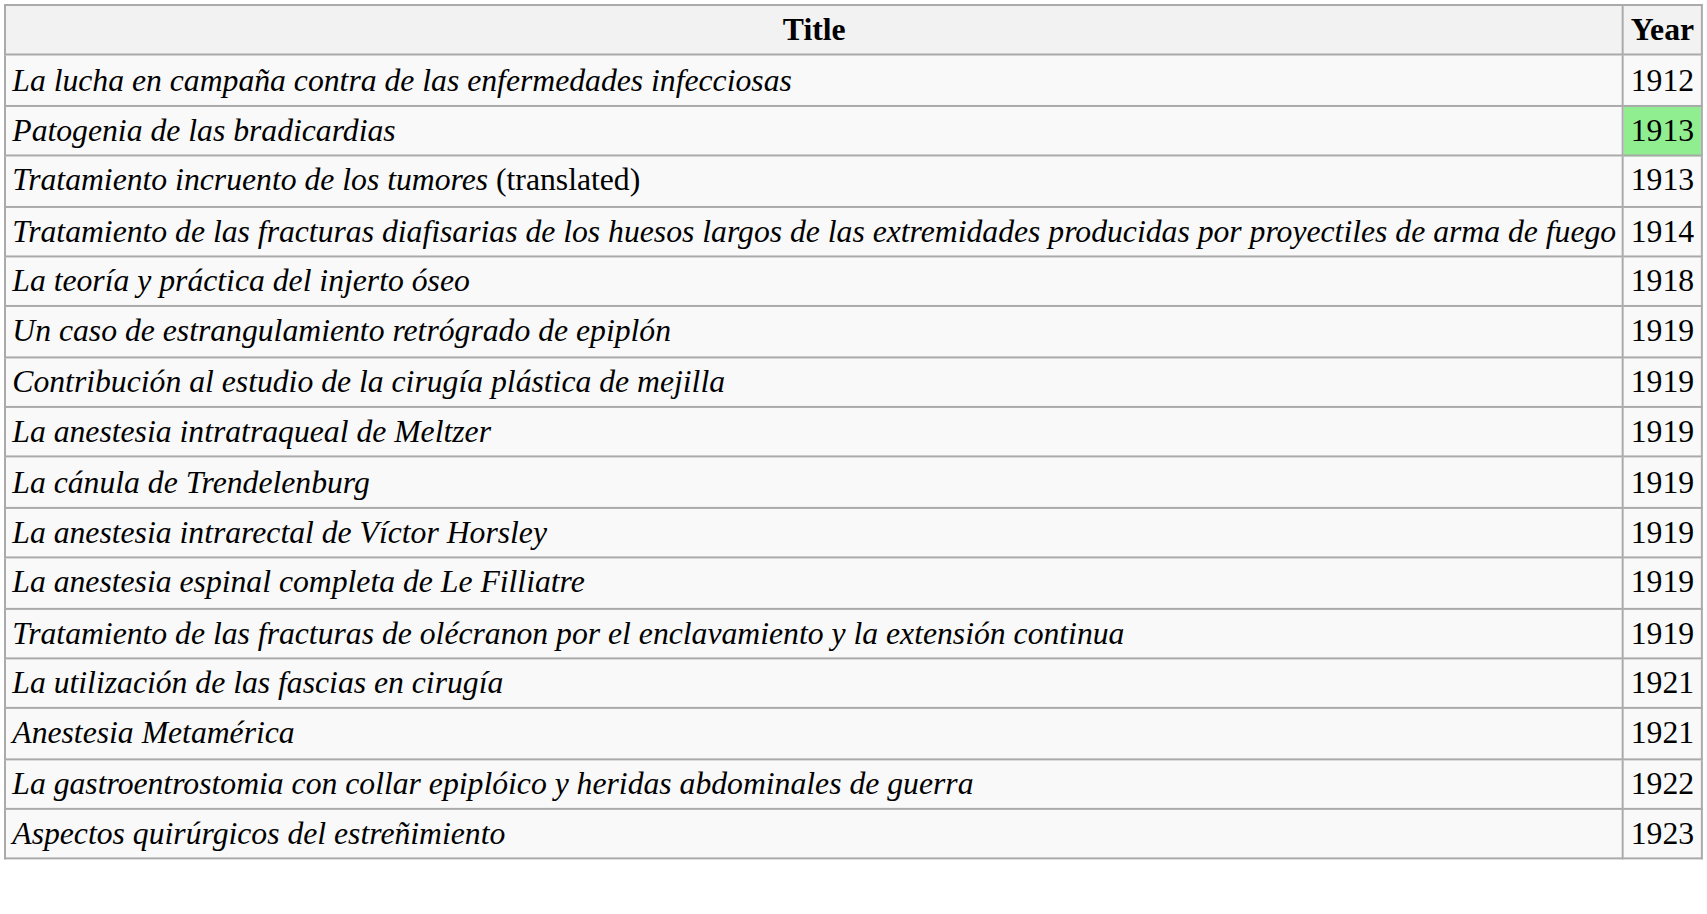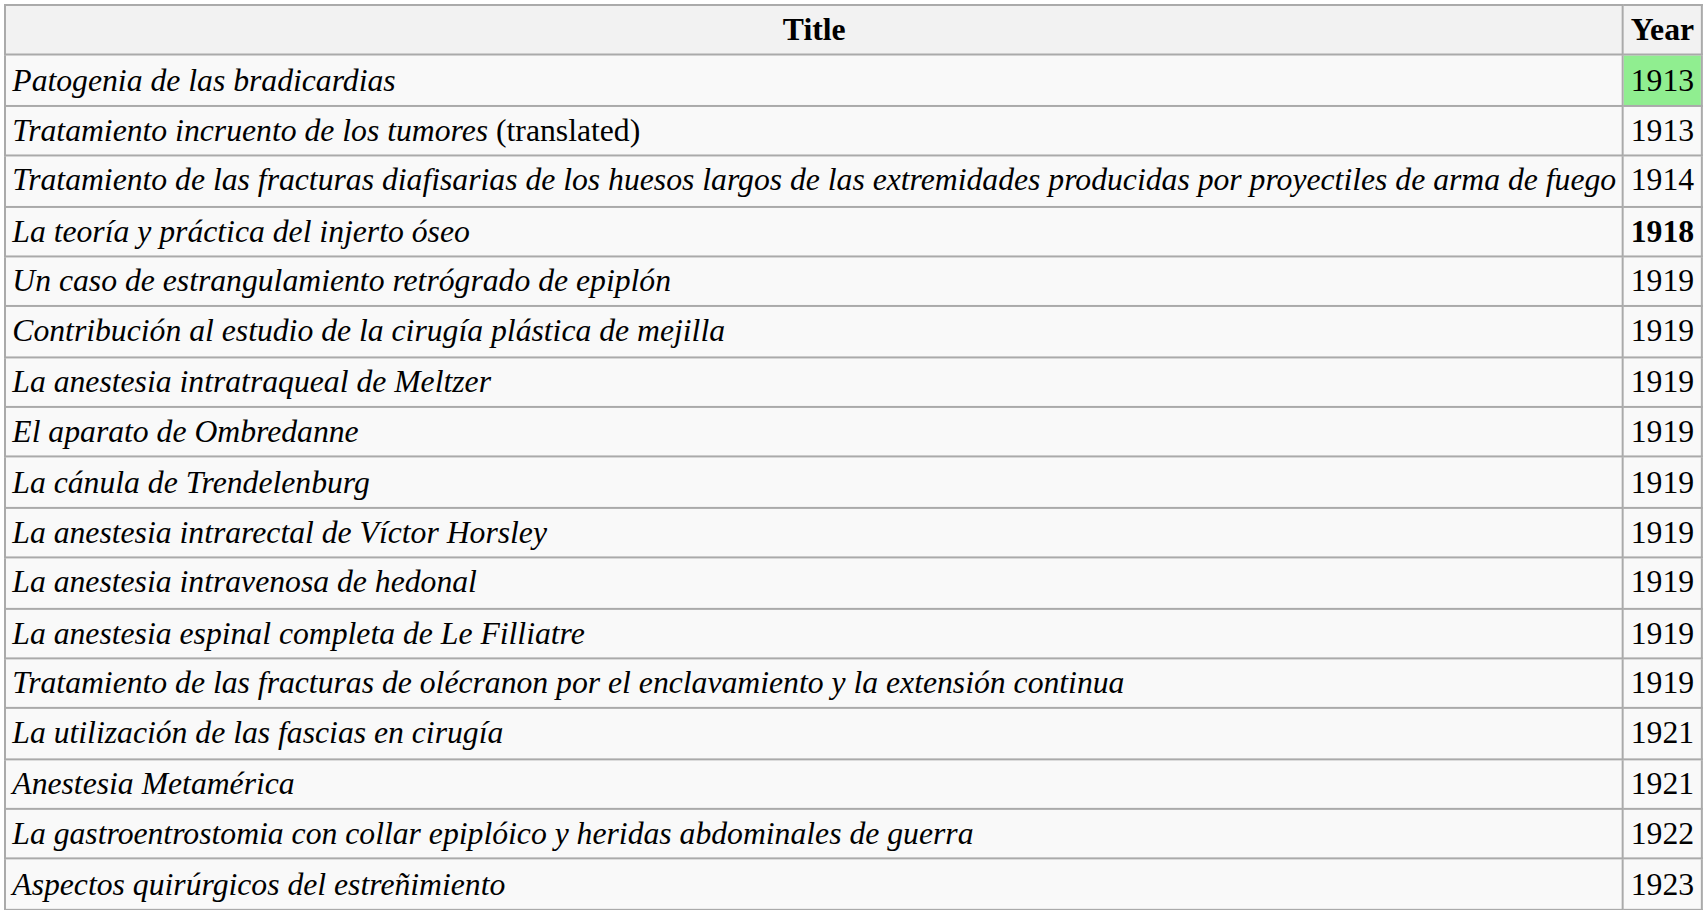- row: (402, 79)
(1662, 280) normal -> (1662, 230) bold
+ row: (185, 431)
+ row: (245, 582)
